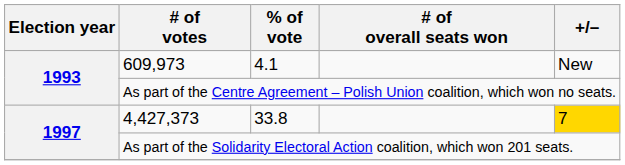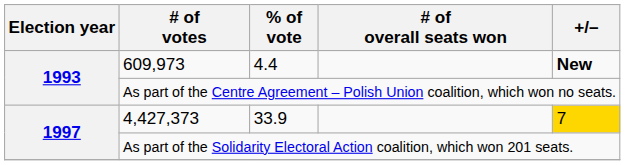(266, 64) 4.1 -> (266, 64) 4.4
(575, 64) normal -> (574, 64) bold
(271, 118) 33.8 -> (270, 118) 33.9
